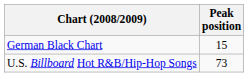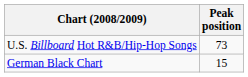rows swapped: (102, 63) <-> (55, 44)
